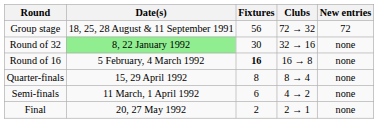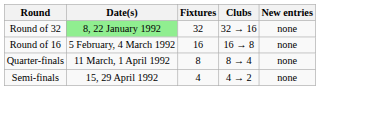- row: (35, 28)
(256, 45) 30 -> (198, 28) 32
(256, 61) bold -> (198, 45) normal
(151, 77) 15, 29 April 1992 -> (122, 61) 11 March, 1 April 1992
(151, 93) 11 March, 1 April 1992 -> (122, 77) 15, 29 April 1992
(256, 93) 6 -> (198, 77) 4
- row: (35, 110)
